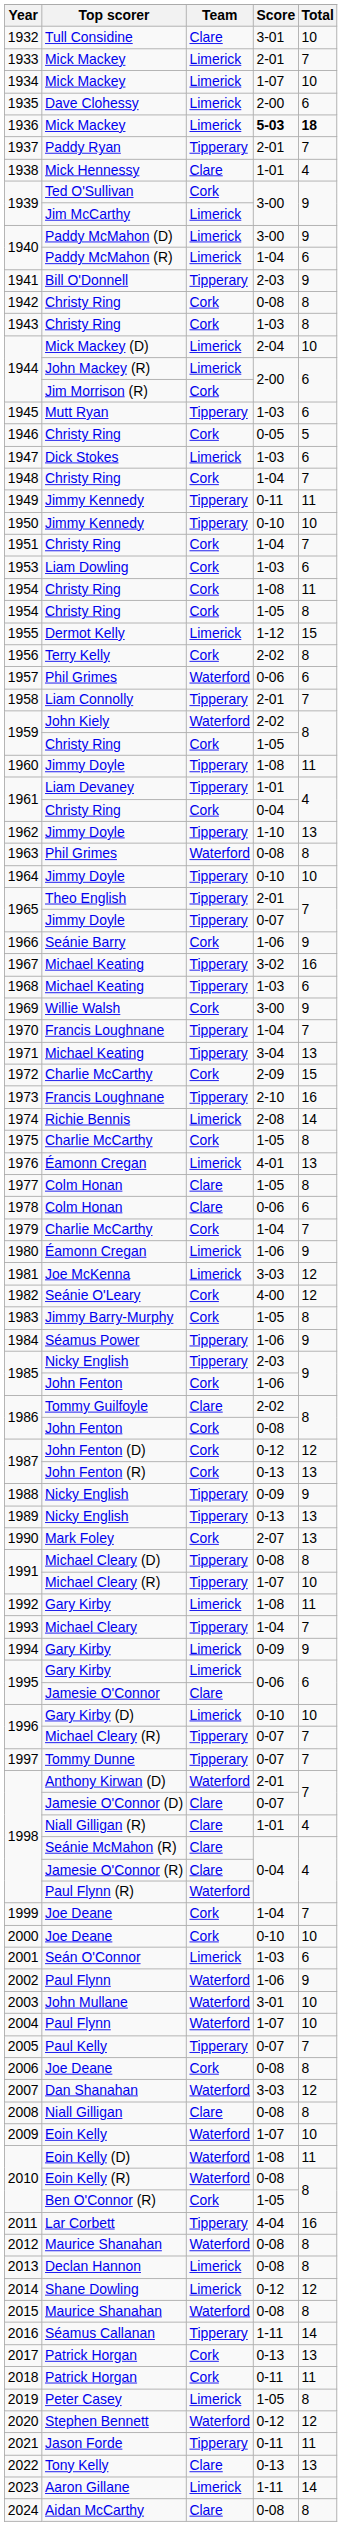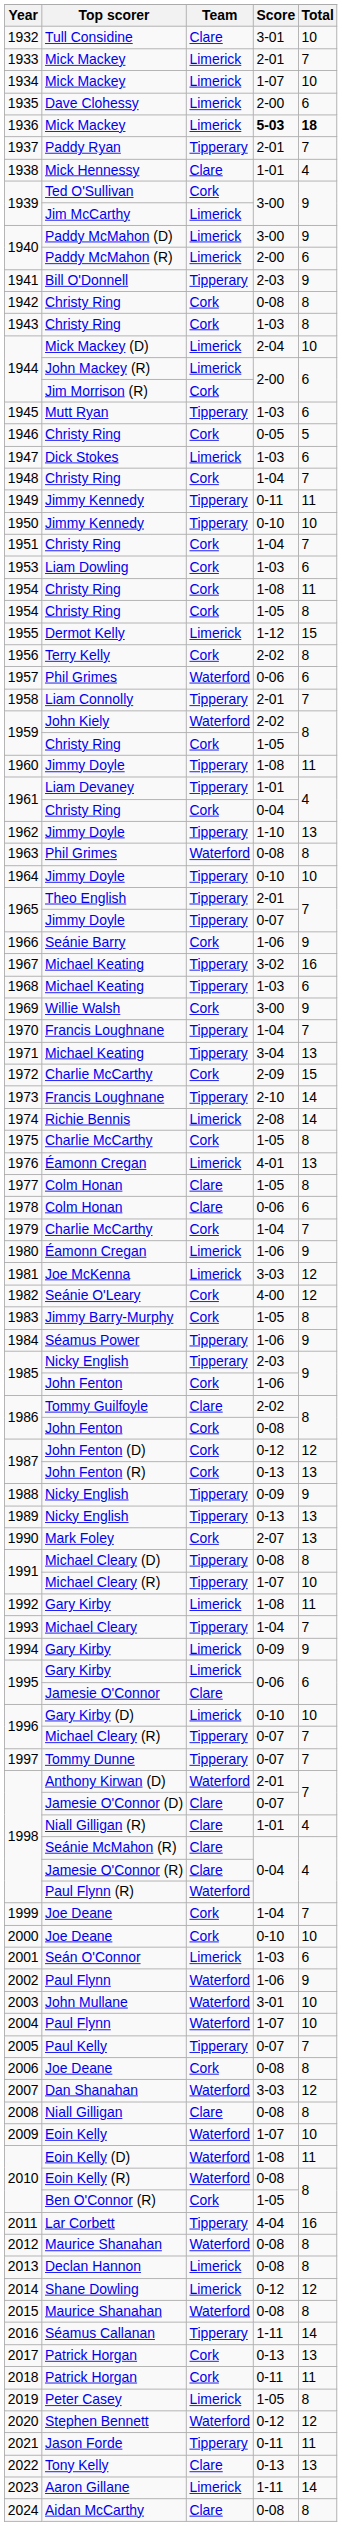(270, 258) 1-04 -> (270, 258) 2-00
(309, 1097) 16 -> (309, 1097) 14
